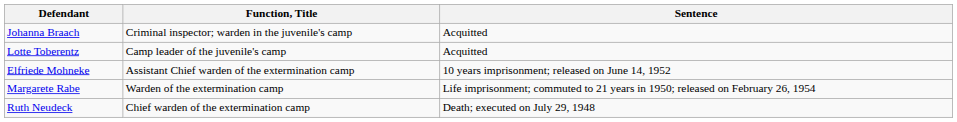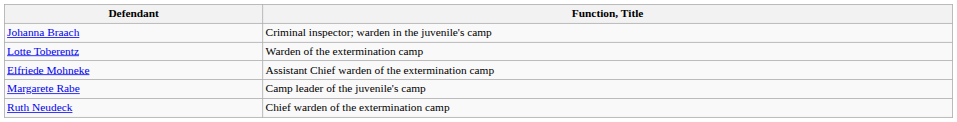- column: (696, 14)
(206, 51) Camp leader of the juvenile's camp -> (344, 51) Warden of the extermination camp
(205, 89) Warden of the extermination camp -> (346, 89) Camp leader of the juvenile's camp
